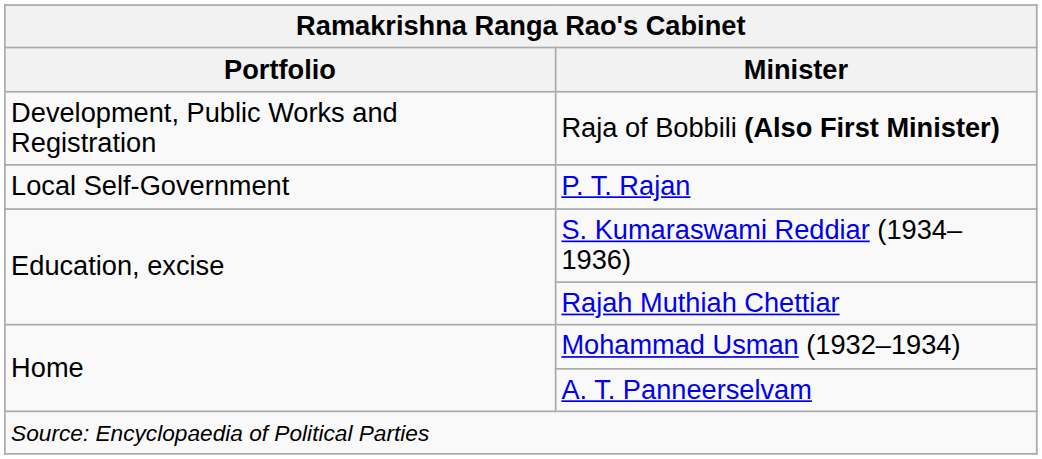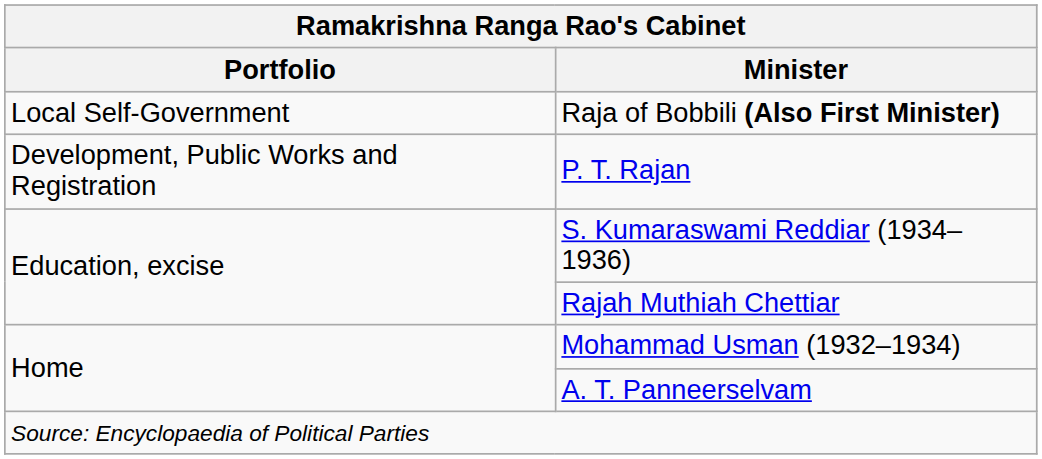(204, 127) Development, Public Works and Registration -> (150, 112) Local Self-Government
(150, 186) Local Self-Government -> (204, 170) Development, Public Works and Registration
